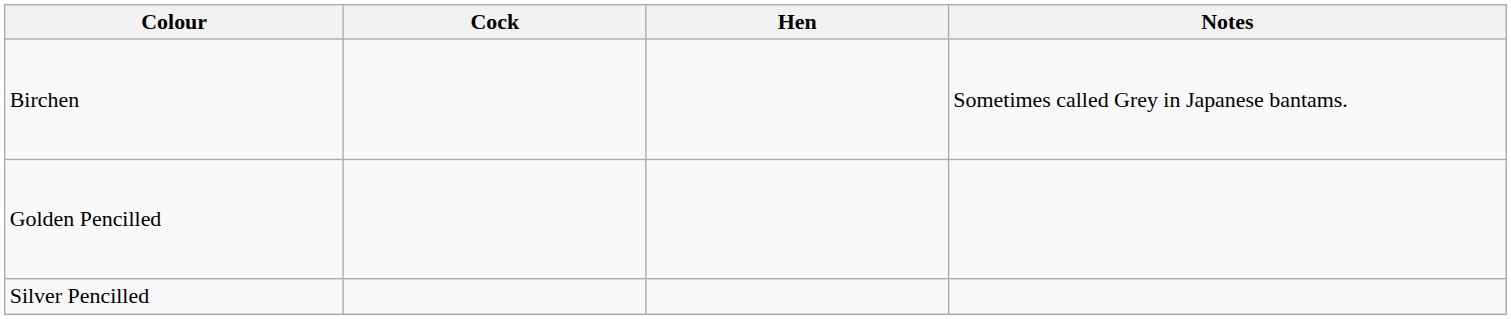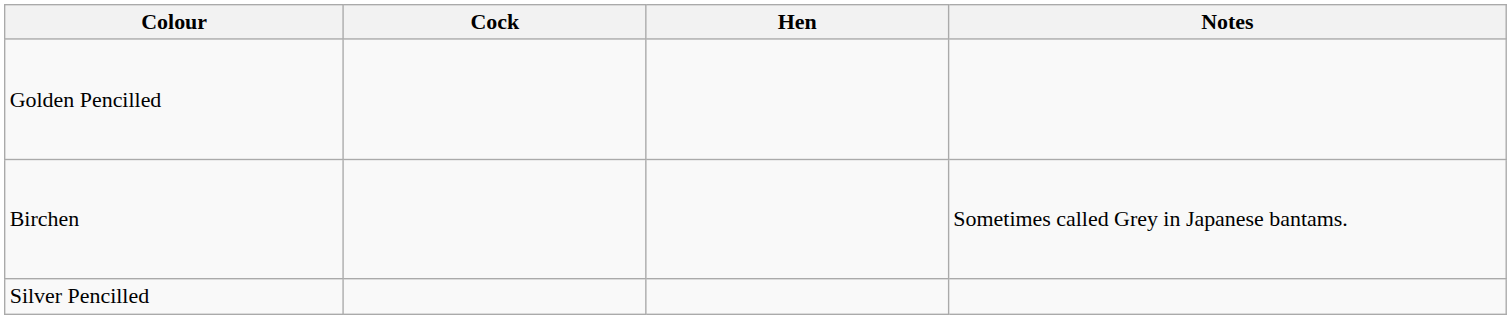rows swapped: (44, 99) <-> (86, 218)
